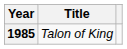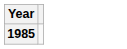- column: (77, 14)
